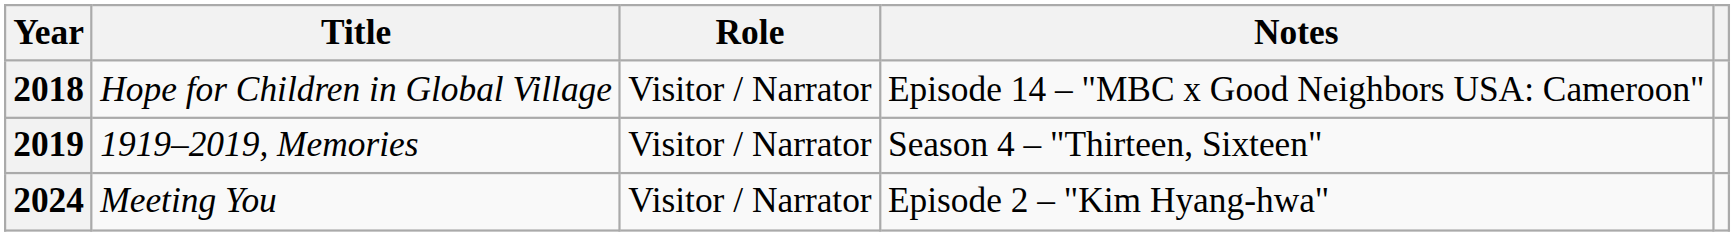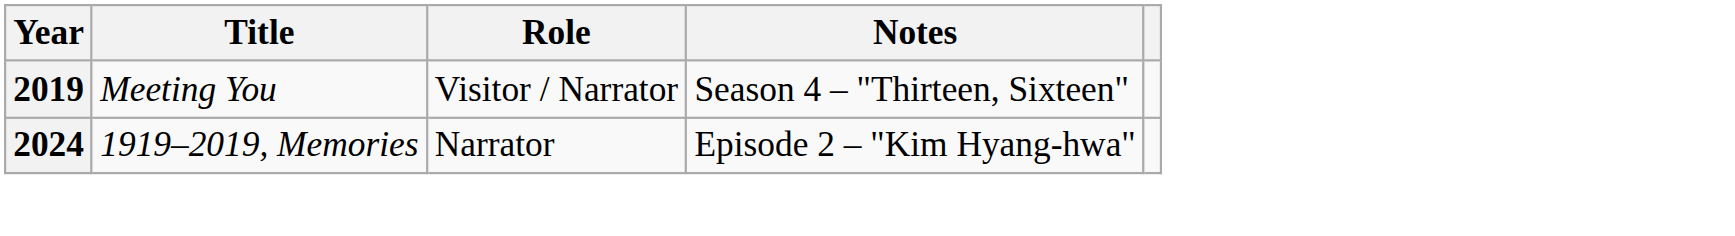- row: (49, 88)
(259, 144) 1919–2019, Memories -> (189, 88) Meeting You
(189, 200) Meeting You -> (259, 144) 1919–2019, Memories
(750, 200) Visitor / Narrator -> (495, 144) Narrator
